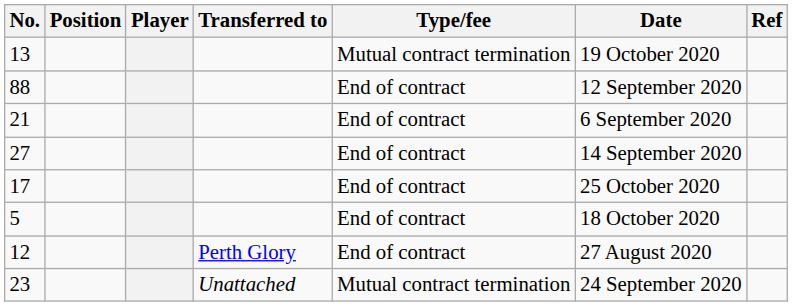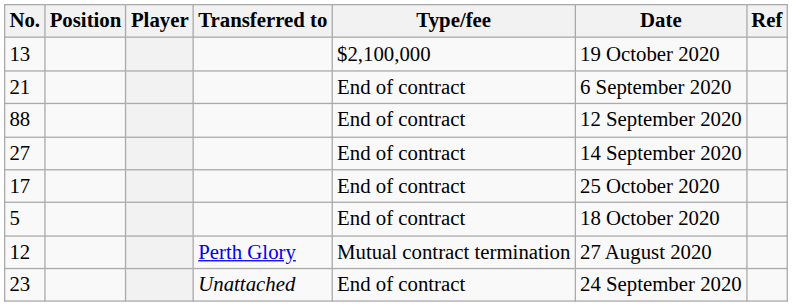(454, 53) Mutual contract termination -> (384, 53) $2,100,000
rows swapped: (20, 119) <-> (20, 86)
(401, 251) End of contract -> (454, 251) Mutual contract termination
(454, 284) Mutual contract termination -> (401, 284) End of contract
